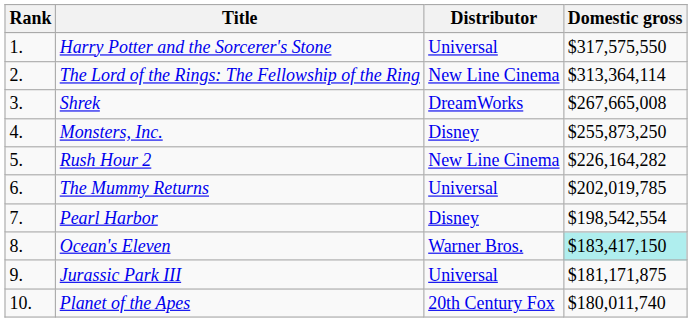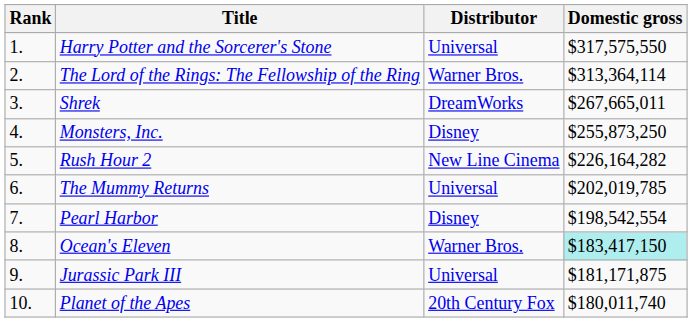(494, 75) New Line Cinema -> (476, 75) Warner Bros.
(617, 103) $267,665,008 -> (617, 103) $267,665,011
